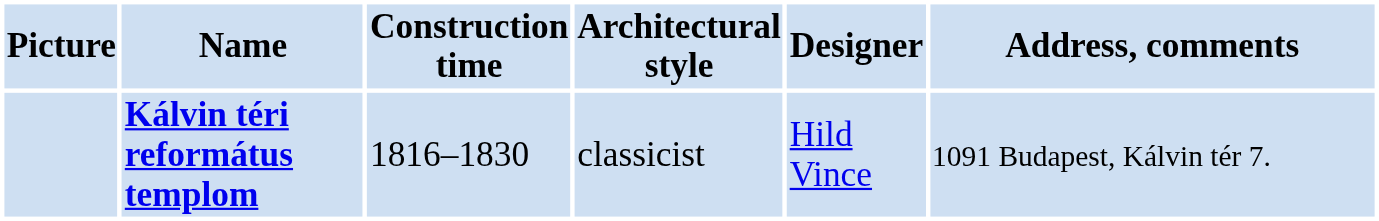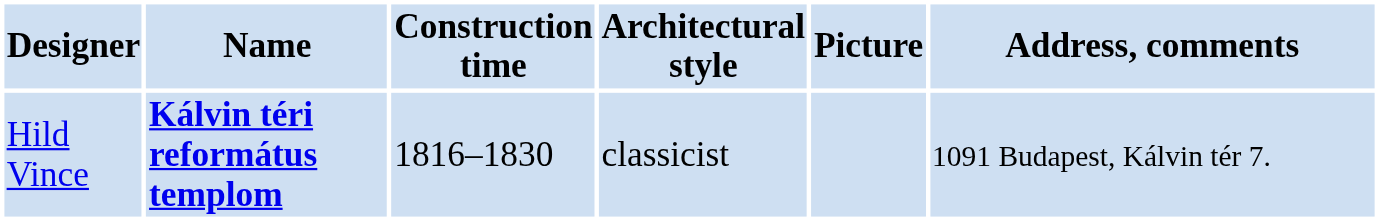columns swapped: (61, 45) <-> (856, 45)
